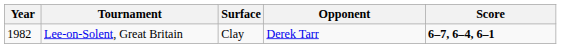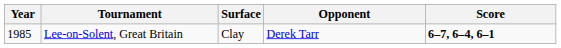(19, 33) 1982 -> (19, 33) 1985
